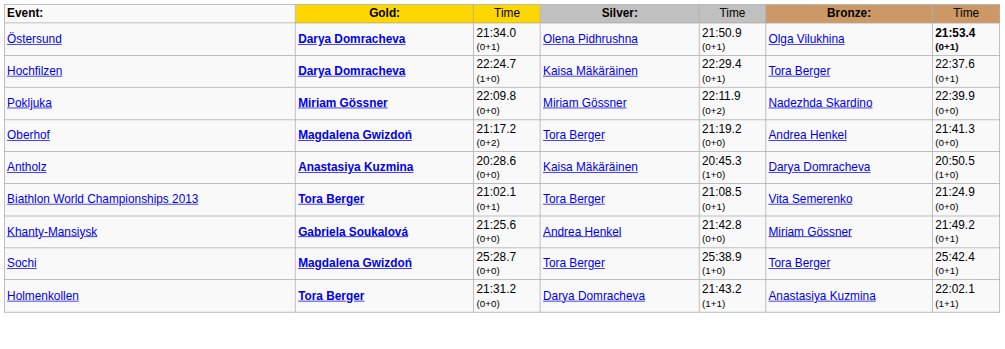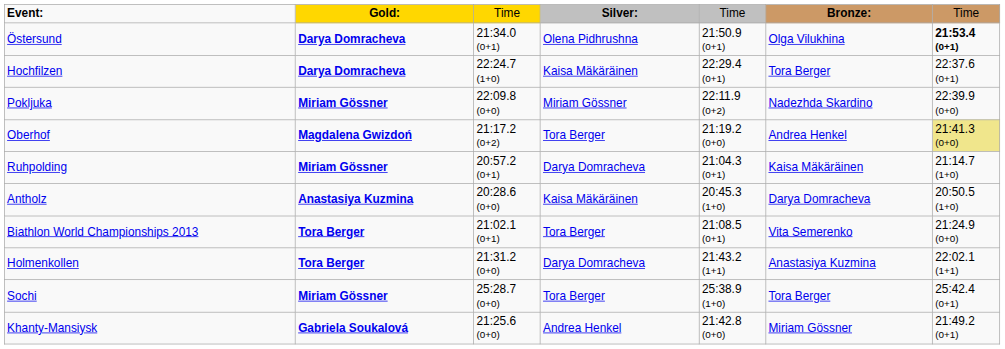(955, 135) no background -> (955, 135) khaki background
+ row: (37, 167)
rows swapped: (43, 296) <-> (52, 231)
(355, 264) Magdalena Gwizdoń -> (343, 296) Miriam Gössner
